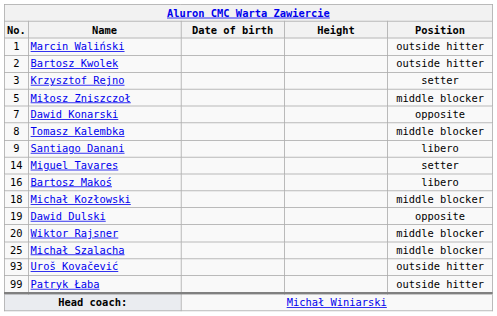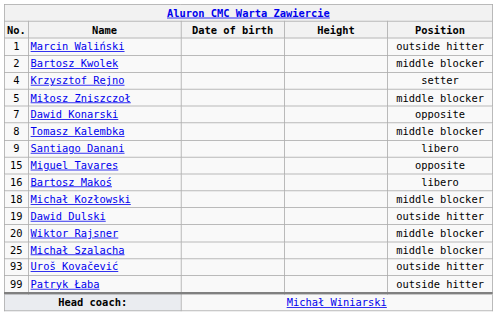(440, 64) outside hitter -> (440, 64) middle blocker
(16, 81) 3 -> (16, 81) 4
(16, 165) 14 -> (16, 165) 15
(440, 165) setter -> (440, 165) opposite
(440, 216) opposite -> (440, 216) outside hitter
